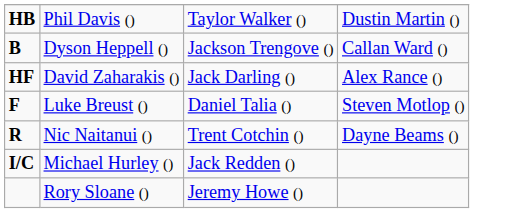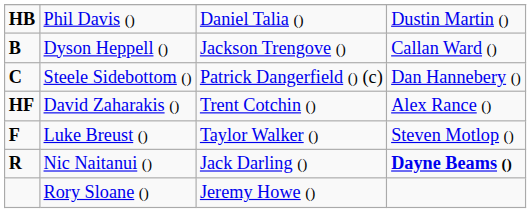(247, 18) Taylor Walker () -> (252, 18) Daniel Talia ()
+ row: (118, 76)
(241, 76) Jack Darling () -> (258, 105) Trent Cotchin ()
(240, 105) Daniel Talia () -> (259, 134) Taylor Walker ()
(246, 134) Trent Cotchin () -> (254, 163) Jack Darling ()
(400, 134) normal -> (451, 163) bold
- row: (108, 163)
